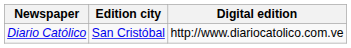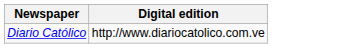- column: (128, 14)
